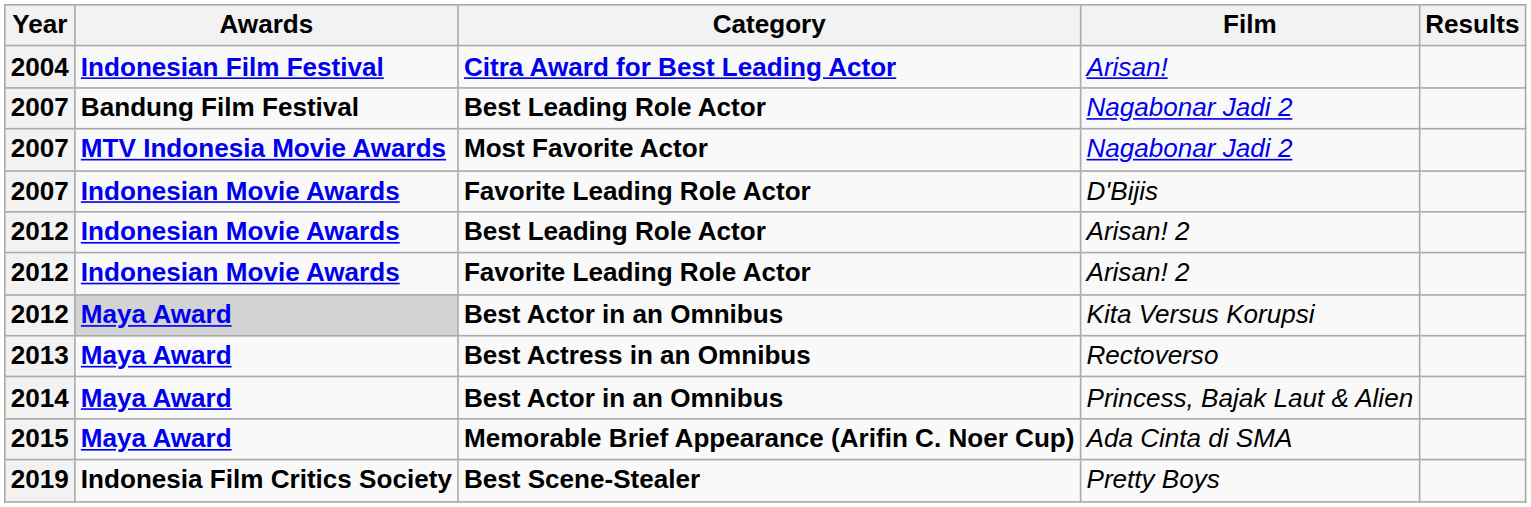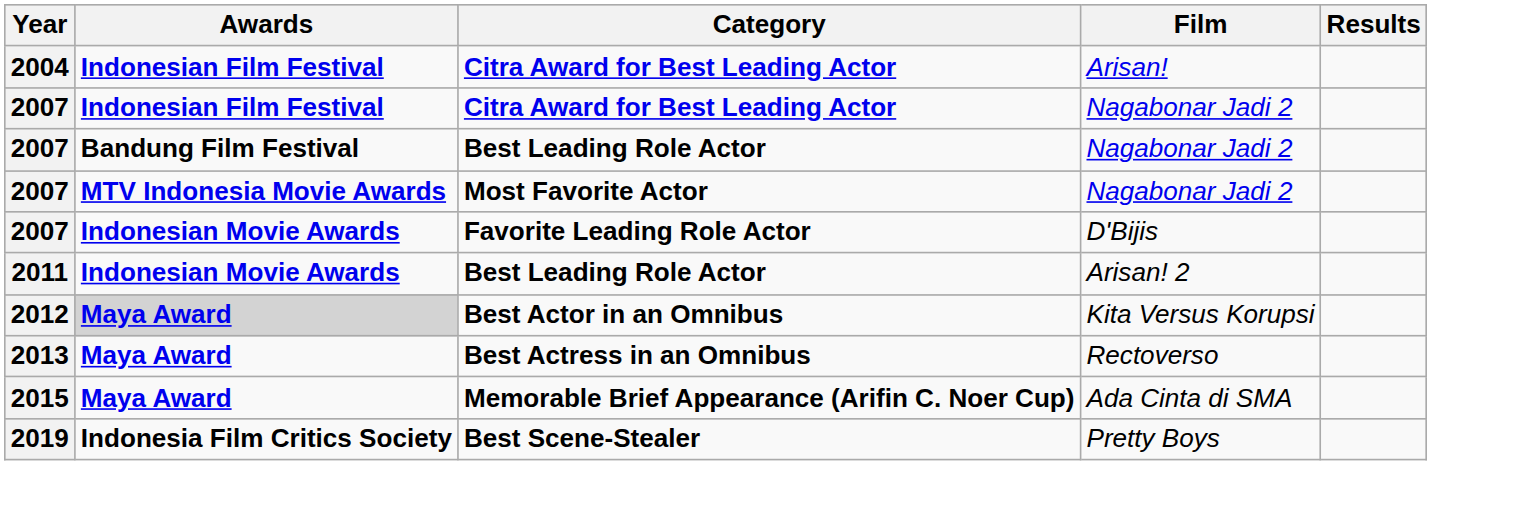+ row: (680, 107)
(40, 231) 2012 -> (40, 273) 2011
- row: (637, 273)
- row: (624, 397)
